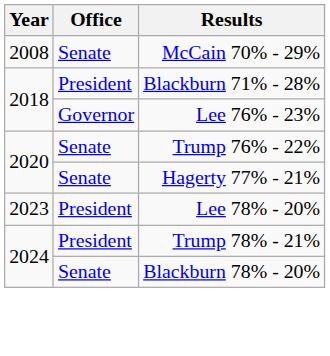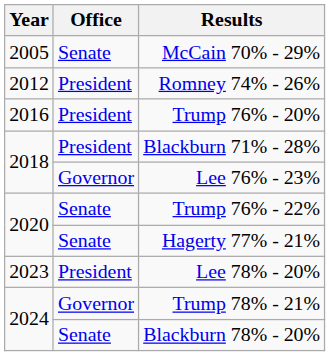(29, 51) 2008 -> (29, 51) 2005
+ row: (239, 83)
+ row: (246, 114)
(95, 240) President -> (96, 303) Governor
